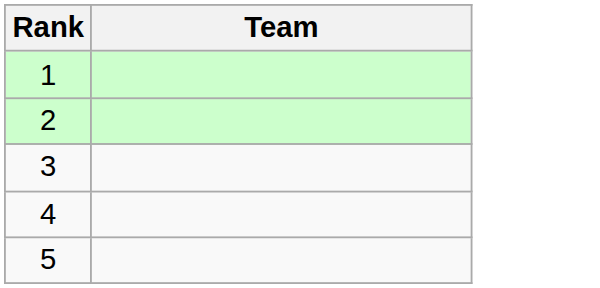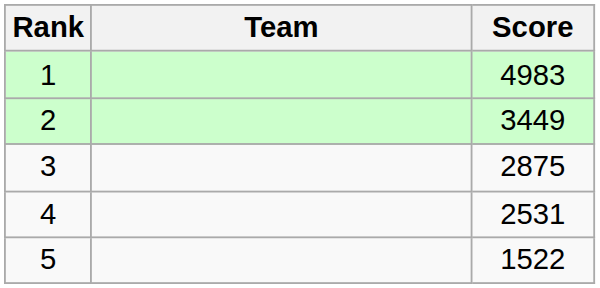+ column: (533, 27)
